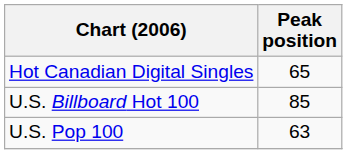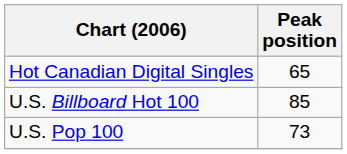(300, 132) 63 -> (300, 132) 73
